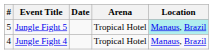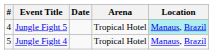(9, 27) 5 -> (9, 27) 4
(9, 42) 4 -> (9, 42) 5
